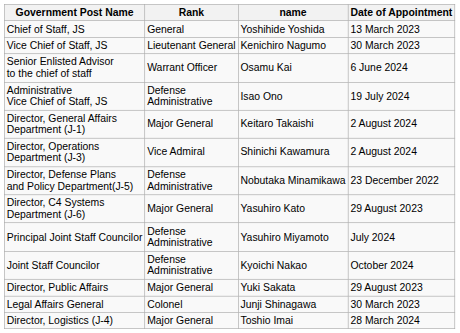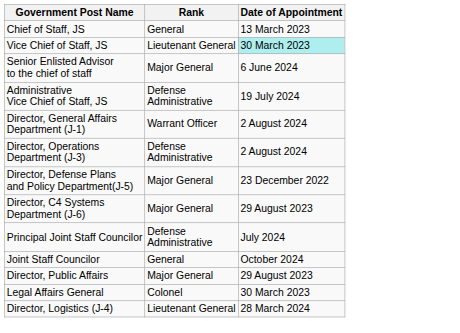- column: (293, 12)
(385, 45) no background -> (275, 45) paleturquoise background
(182, 68) Warrant Officer -> (180, 68) Major General
(180, 124) Major General -> (182, 124) Warrant Officer
(176, 152) Vice Admiral -> (180, 152) Defense Administrative
(180, 180) Defense Administrative -> (180, 180) Major General
(180, 265) Defense Administrative -> (166, 259) General
(180, 320) Major General -> (191, 309) Lieutenant General
